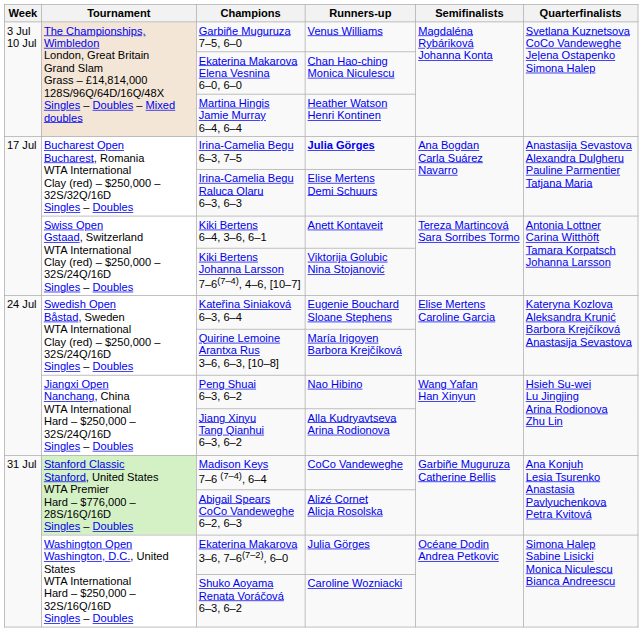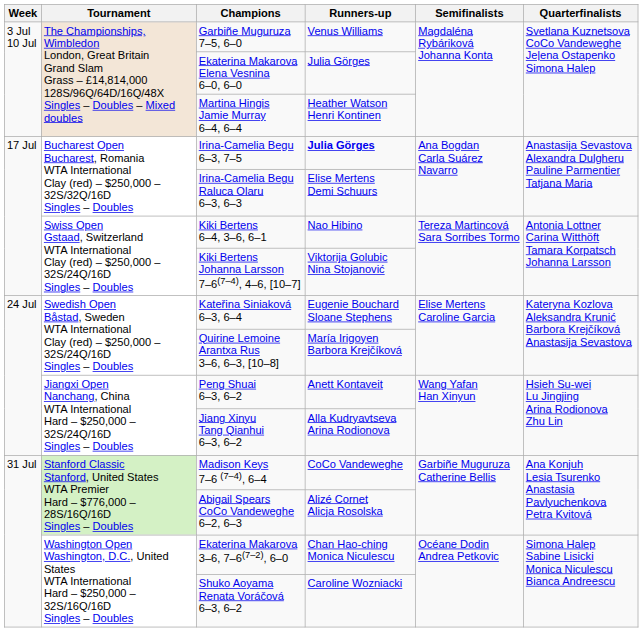(351, 67) Chan Hao-ching Monica Niculescu -> (339, 61) Julia Görges
(345, 225) Anett Kontaveit -> (335, 225) Nao Hibino
(335, 384) Nao Hibino -> (345, 384) Anett Kontaveit
(339, 544) Julia Görges -> (351, 550) Chan Hao-ching Monica Niculescu
